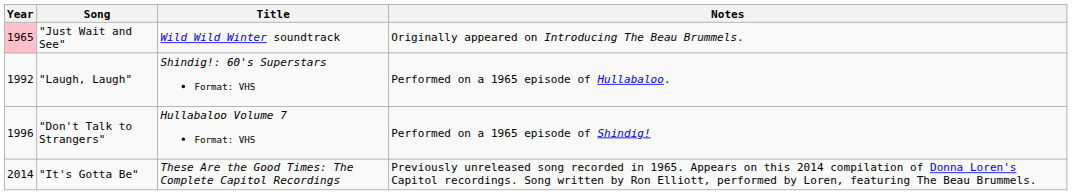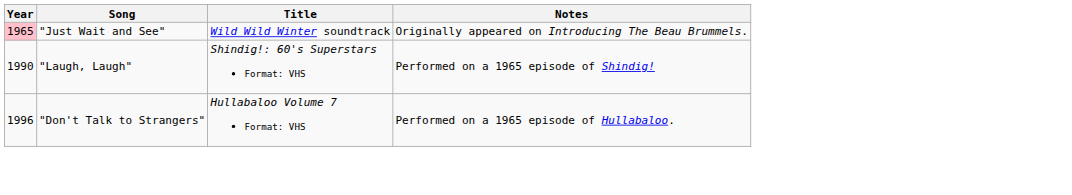(20, 80) 1992 -> (20, 67) 1990
(531, 80) Performed on a 1965 episode of Hullabaloo. -> (525, 67) Performed on a 1965 episode of Shindig!
(521, 132) Performed on a 1965 episode of Shindig! -> (535, 120) Performed on a 1965 episode of Hullabaloo.
- row: (89, 174)
